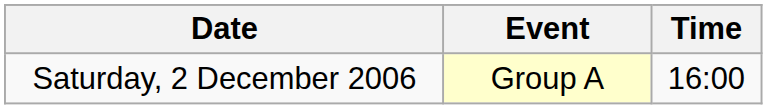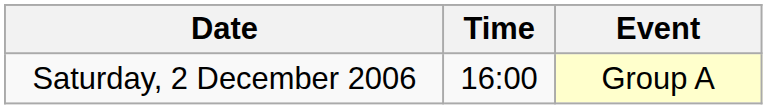columns swapped: (706, 28) <-> (547, 28)
